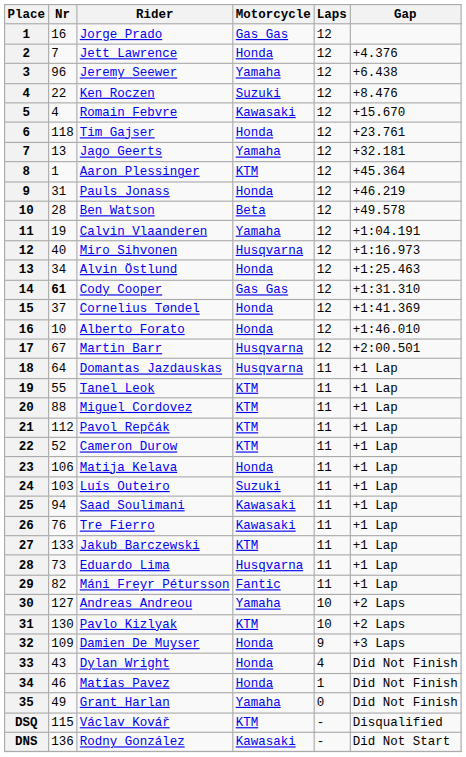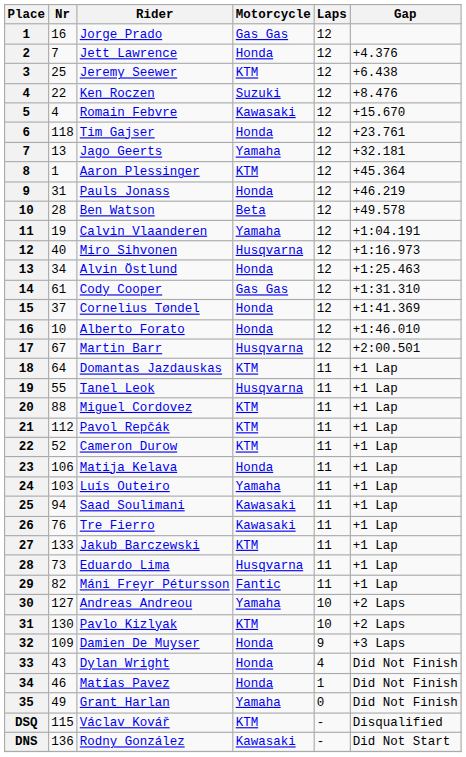(59, 73) 96 -> (59, 73) 25
(258, 73) Yamaha -> (247, 73) KTM
(59, 290) bold -> (59, 290) normal
(269, 368) Husqvarna -> (247, 368) KTM
(247, 388) KTM -> (269, 388) Husqvarna
(258, 487) Suzuki -> (258, 487) Yamaha
